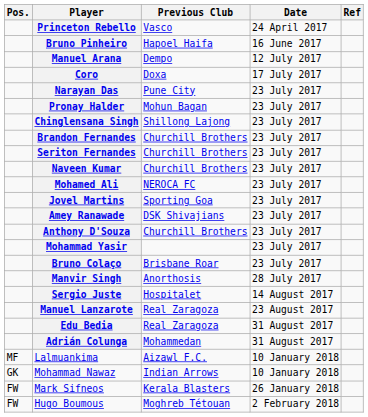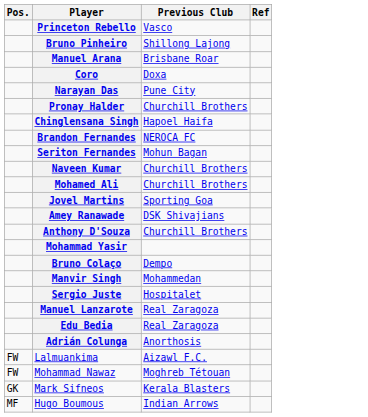- column: (296, 12)
(178, 44) Hapoel Haifa -> (187, 44) Shillong Lajong
(158, 59) Dempo -> (181, 59) Brisbane Roar
(175, 106) Mohun Bagan -> (195, 106) Churchill Brothers
(187, 122) Shillong Lajong -> (178, 122) Hapoel Haifa
(195, 138) Churchill Brothers -> (169, 138) NEROCA FC
(195, 153) Churchill Brothers -> (175, 153) Mohun Bagan
(169, 185) NEROCA FC -> (195, 185) Churchill Brothers
(181, 263) Brisbane Roar -> (158, 263) Dempo
(172, 279) Anorthosis -> (172, 279) Mohammedan
(172, 341) Mohammedan -> (172, 341) Anorthosis
(12, 357) MF -> (12, 357) FW
(12, 373) GK -> (12, 373) FW
(181, 373) Indian Arrows -> (187, 373) Moghreb Tétouan
(12, 388) FW -> (12, 388) GK
(12, 404) FW -> (12, 404) MF
(187, 404) Moghreb Tétouan -> (181, 404) Indian Arrows
